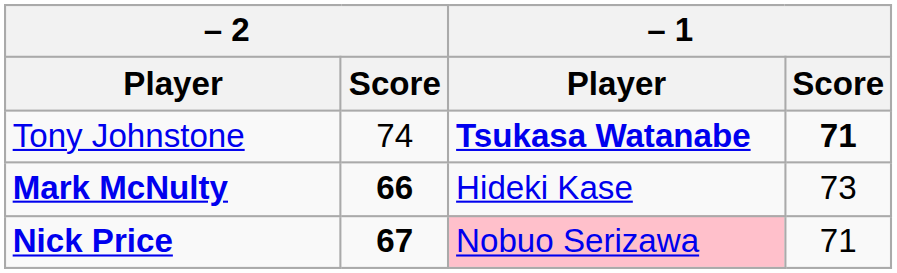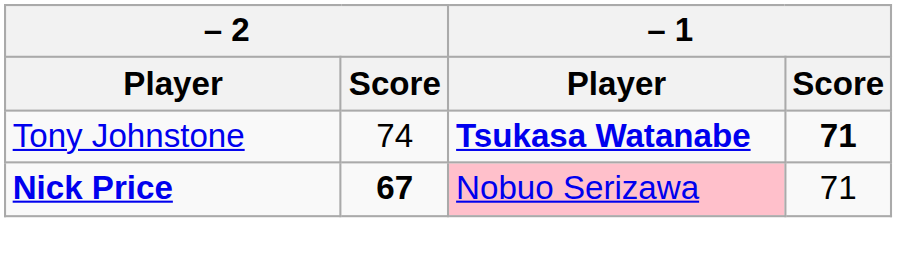- row: (120, 188)
